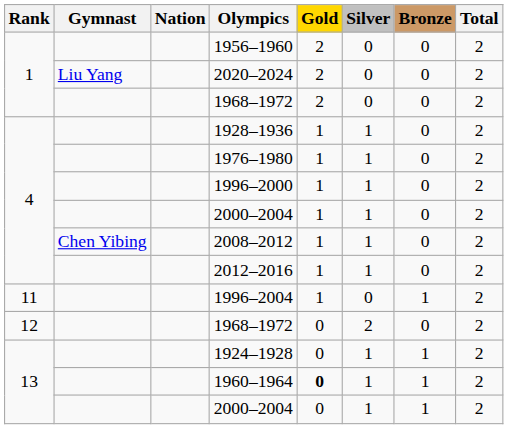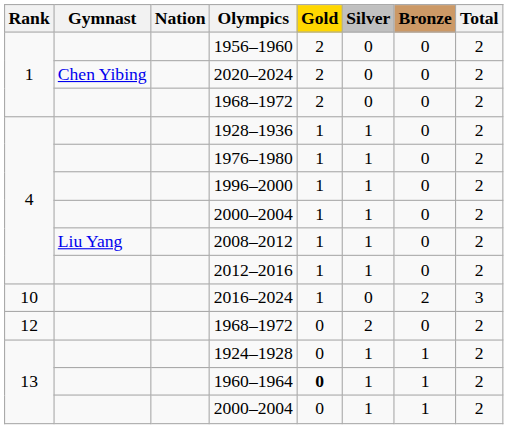(90, 74) Liu Yang -> (102, 74) Chen Yibing
(102, 241) Chen Yibing -> (90, 241) Liu Yang
+ row: (29, 297)
- row: (29, 297)
